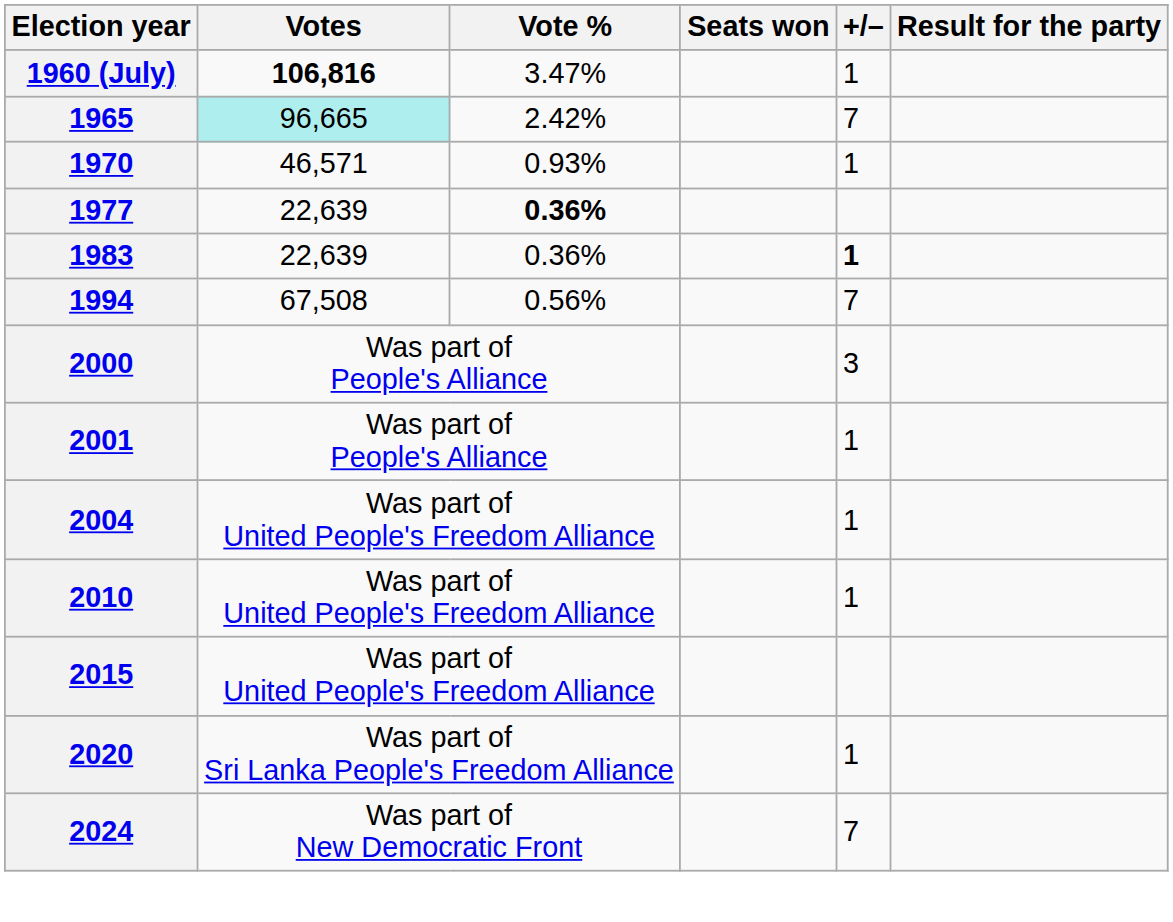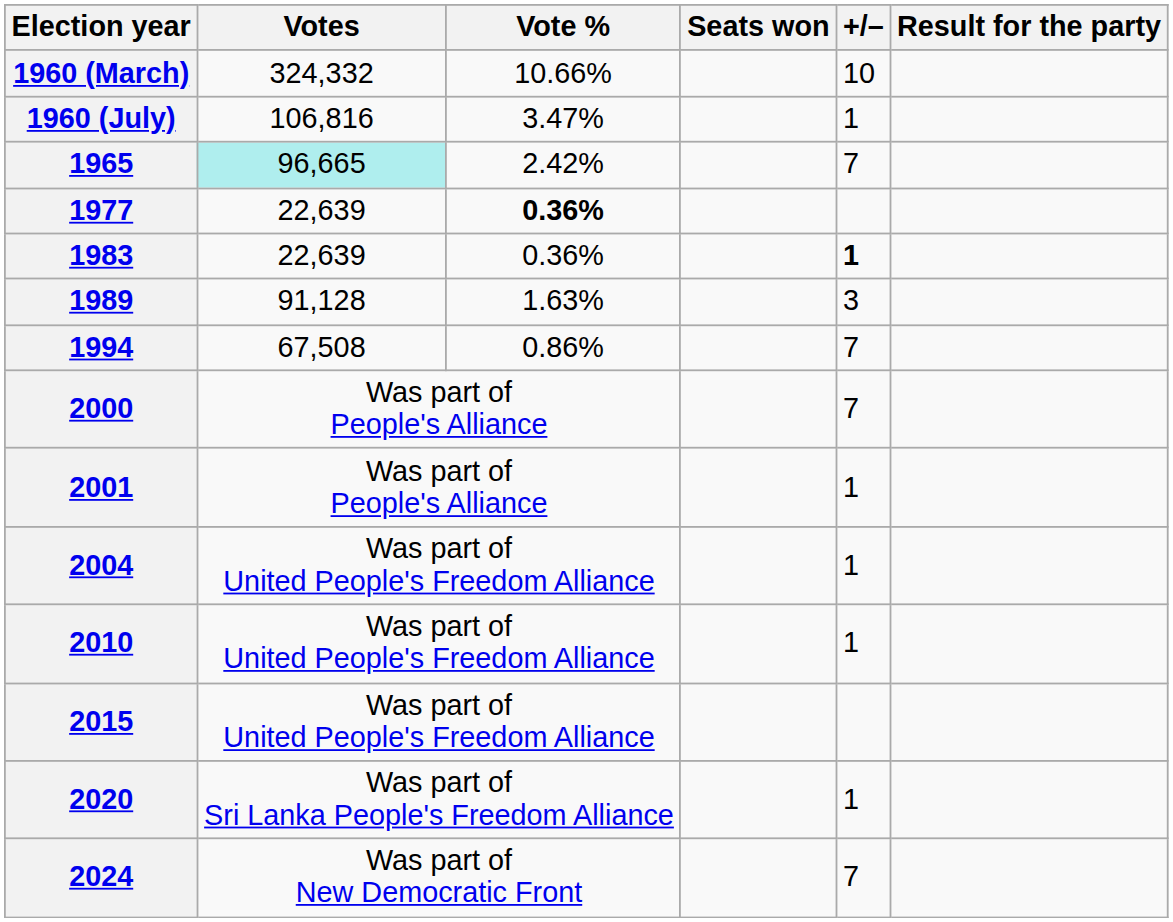+ row: (101, 73)
(324, 73) bold -> (322, 118) normal
- row: (101, 164)
+ row: (101, 301)
(565, 301) 0.56% -> (563, 347) 0.86%
(851, 363) 3 -> (851, 408) 7
